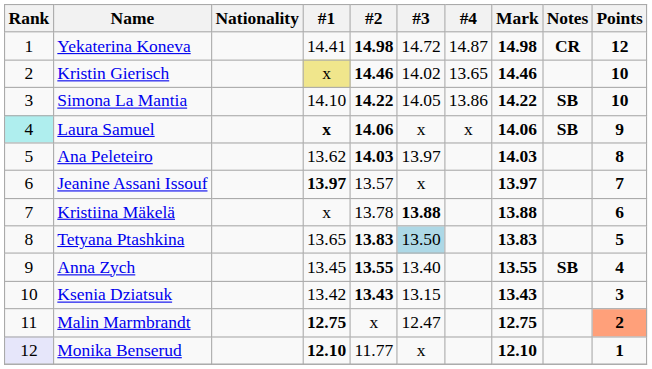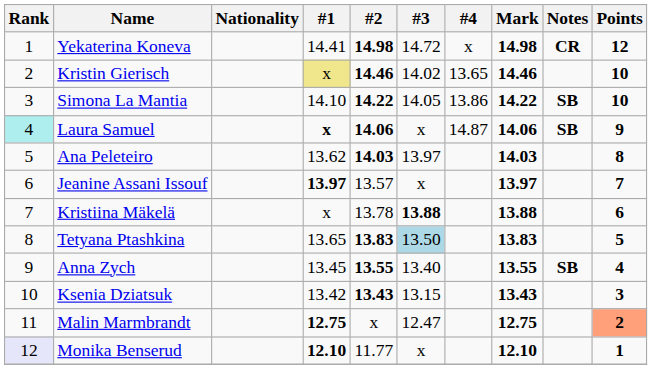(468, 45) 14.87 -> (468, 45) x
(468, 128) x -> (468, 128) 14.87
